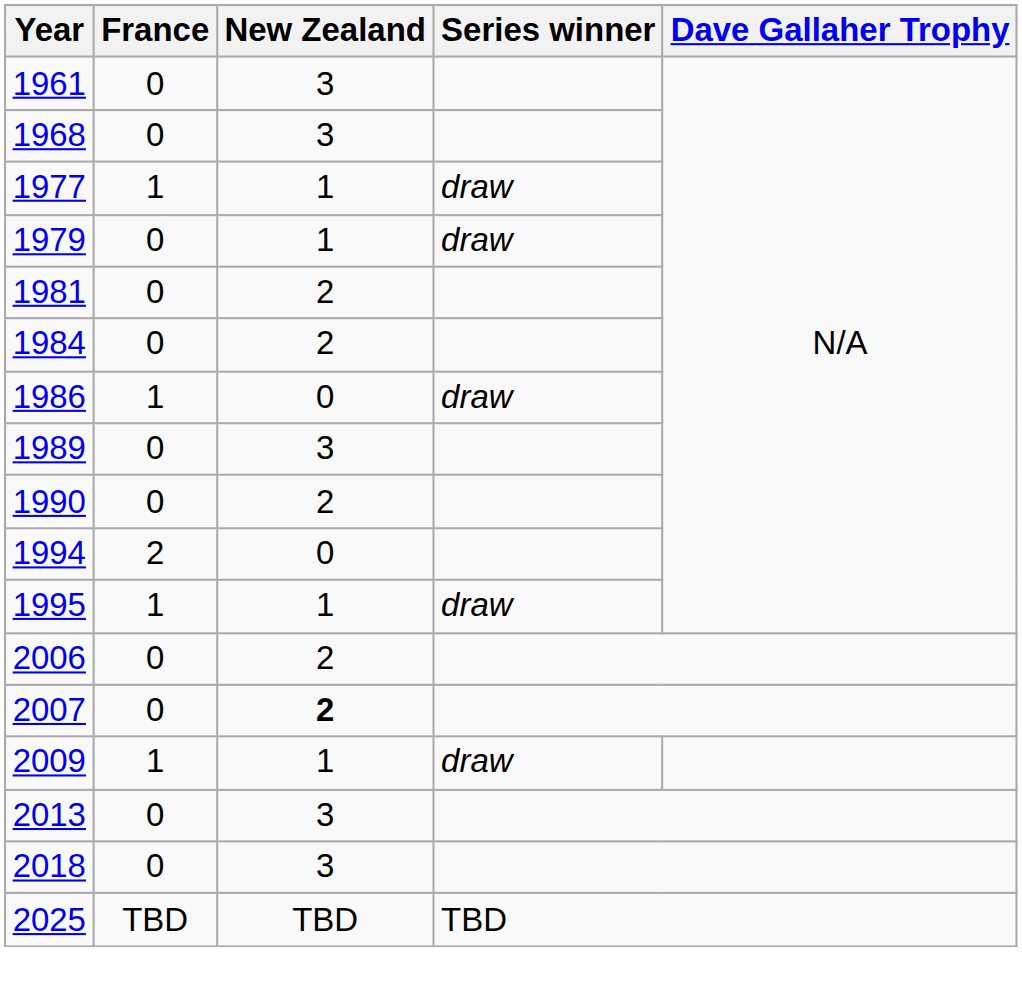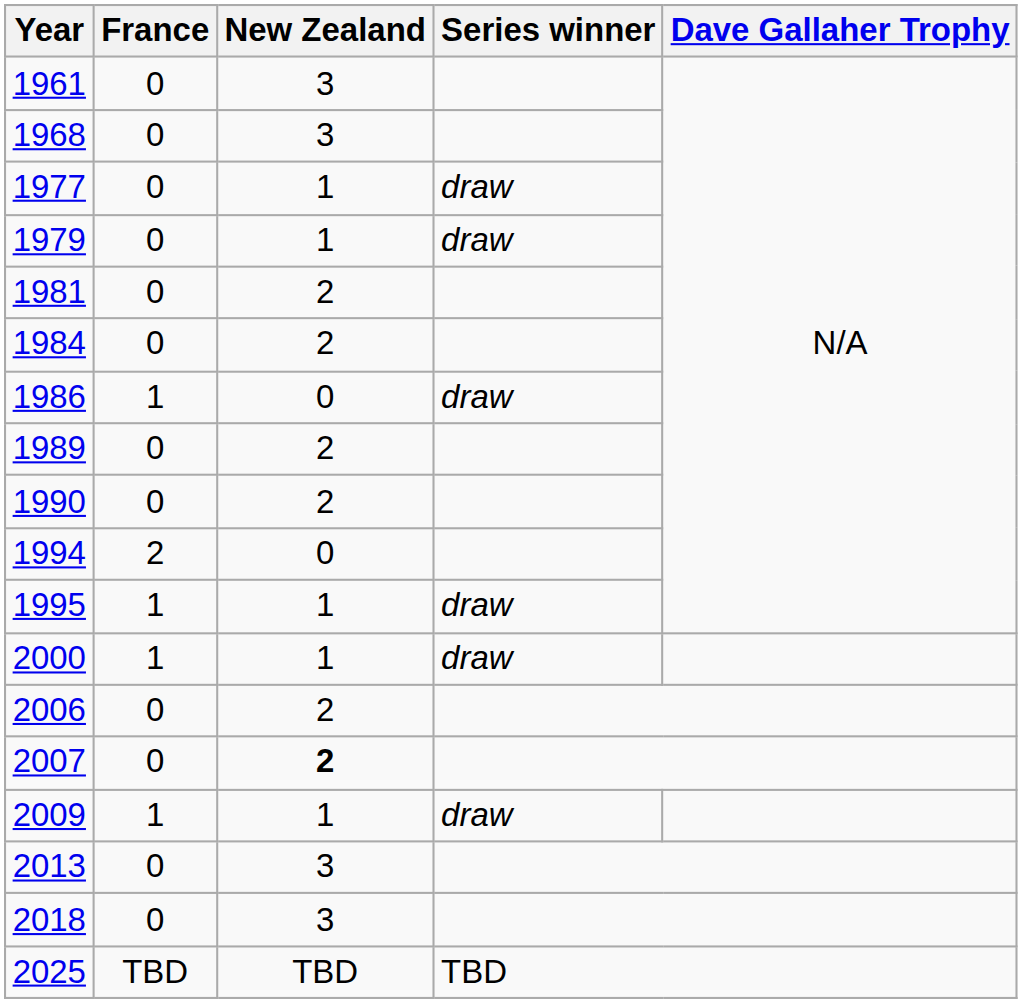(155, 187) 1 -> (155, 187) 0
(325, 448) 3 -> (325, 448) 2
+ row: (49, 657)
